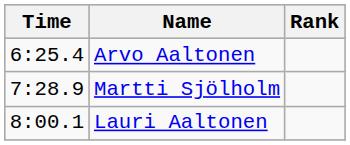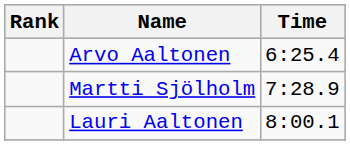columns swapped: (315, 22) <-> (47, 22)
